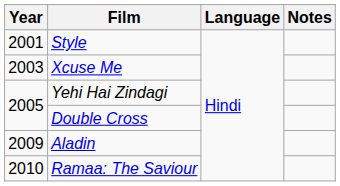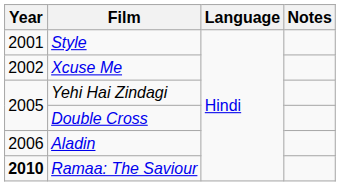(26, 68) 2003 -> (26, 68) 2002
(26, 144) 2009 -> (26, 144) 2006
(26, 169) normal -> (26, 169) bold
